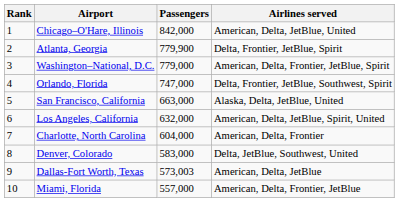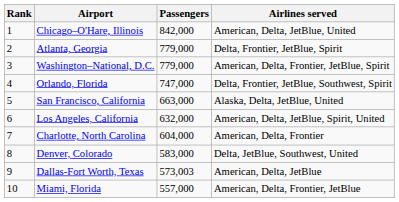(177, 48) 779,900 -> (177, 48) 779,000
